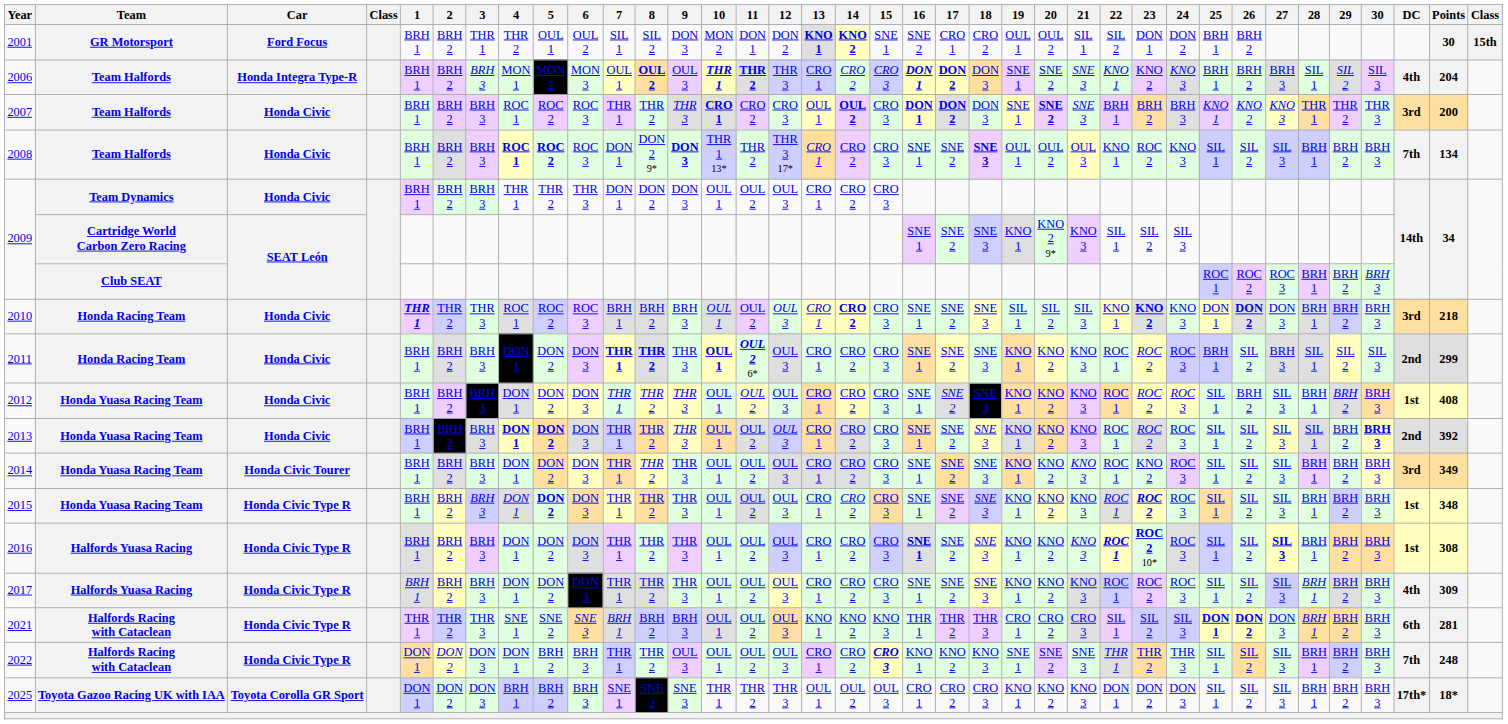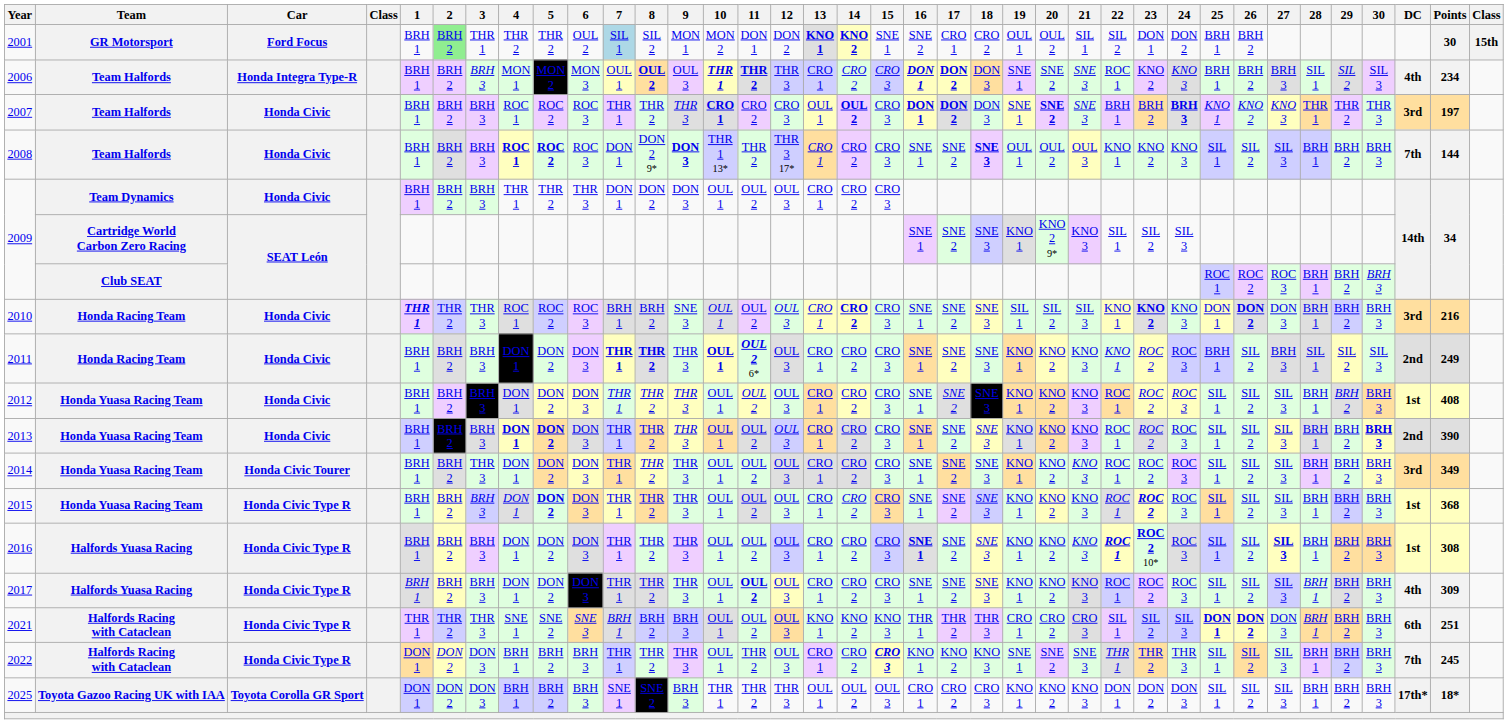(450, 42) no background -> (450, 42) lightgreen background
(551, 42) OUL 1 -> (551, 42) THR 2
(619, 42) no background -> (619, 42) lightblue background
(685, 42) DON 3 -> (686, 42) MON 1
(1116, 76) KNO 1 -> (1117, 76) ROC 1
(1449, 76) 204 -> (1450, 76) 234
(1183, 111) normal -> (1184, 111) bold
(1449, 111) 200 -> (1450, 111) 197
(1149, 154) ROC 2 -> (1151, 154) KNO 2
(1449, 154) 134 -> (1450, 154) 144
(685, 315) BRH 3 -> (686, 315) SNE 3
(1449, 315) 218 -> (1450, 315) 216
(1116, 358) ROC 1 -> (1117, 358) KNO 1
(1449, 358) 299 -> (1450, 358) 249
(1249, 400) BRH 2 -> (1251, 400) SIL 2
(1314, 435) SIL 1 -> (1316, 435) BRH 1
(1449, 435) 392 -> (1450, 435) 390
(482, 470) BRH 3 -> (482, 470) THR 3
(1149, 470) KNO 2 -> (1151, 470) ROC 2
(1449, 505) 348 -> (1450, 505) 368
(753, 589) normal -> (754, 589) bold
(1449, 624) 281 -> (1450, 624) 251
(516, 659) DON 1 -> (516, 659) BRH 1
(685, 659) OUL 3 -> (686, 659) THR 3
(753, 659) OUL 2 -> (754, 659) THR 2
(1449, 659) 248 -> (1450, 659) 245
(685, 694) SNE 3 -> (686, 694) BRH 3
